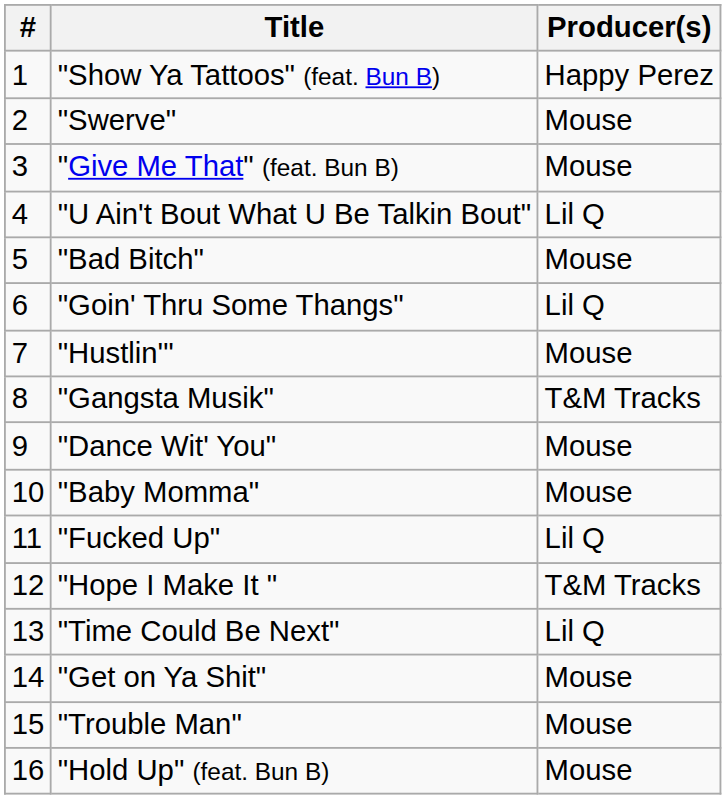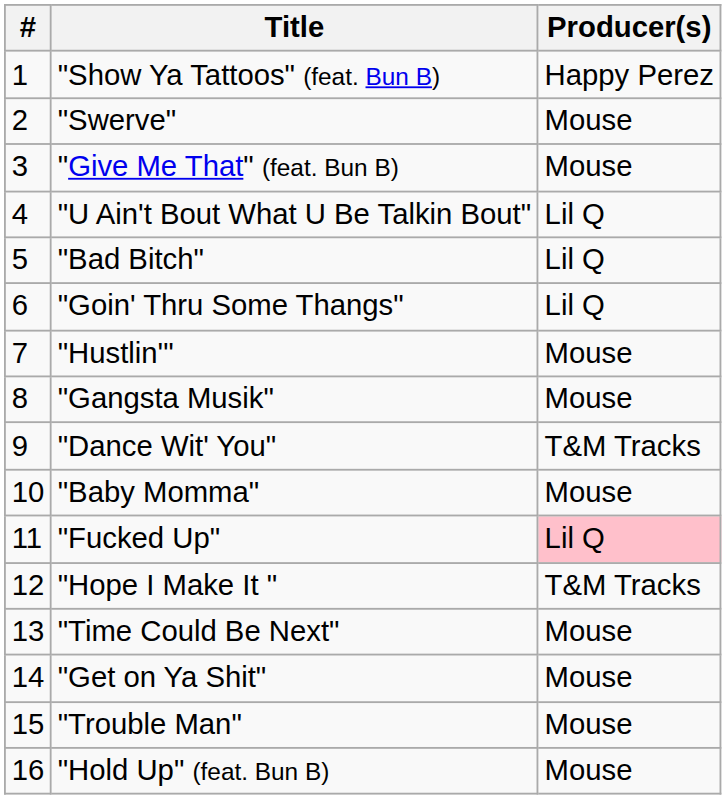(589, 259) Mouse -> (575, 259) Lil Q
(623, 399) T&M Tracks -> (589, 399) Mouse
(589, 445) Mouse -> (623, 445) T&M Tracks
(575, 538) no background -> (575, 538) pink background
(575, 631) Lil Q -> (589, 631) Mouse
